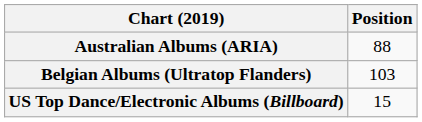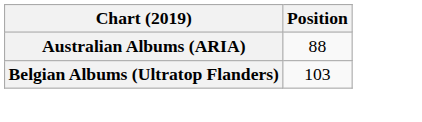- row: (176, 102)
